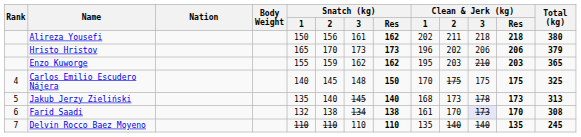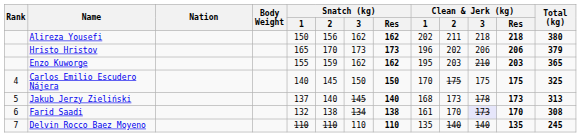(359, 37) 161 -> (359, 37) 162
(359, 81) 148 -> (359, 81) 150
(301, 99) 135 -> (301, 99) 137
